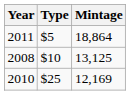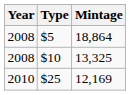(21, 36) 2011 -> (21, 36) 2008
(93, 57) 13,125 -> (93, 57) 13,325
